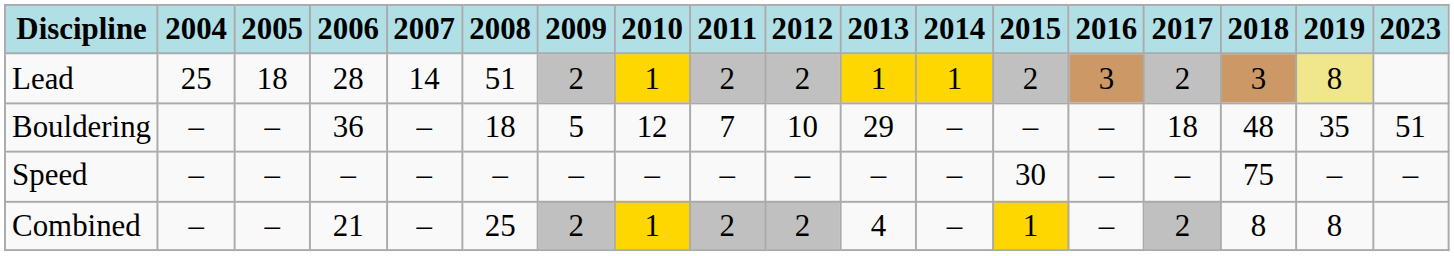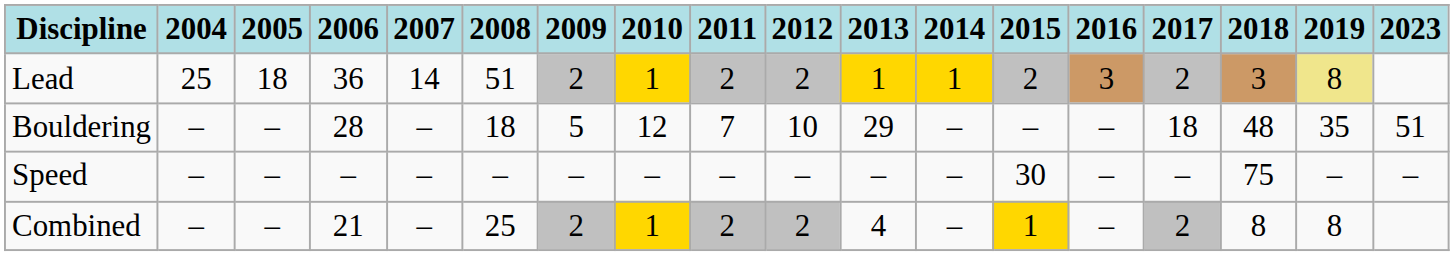(348, 77) 28 -> (348, 77) 36
(348, 126) 36 -> (348, 126) 28
